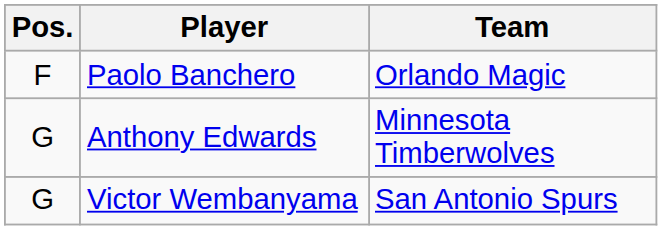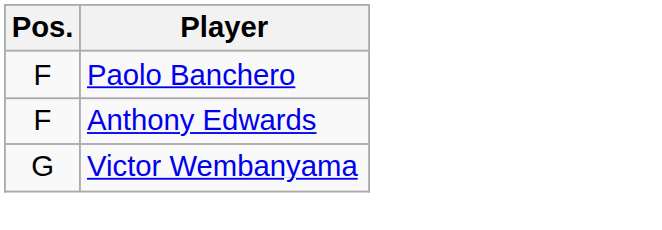- column: (512, 27)
(43, 137) G -> (43, 120) F
